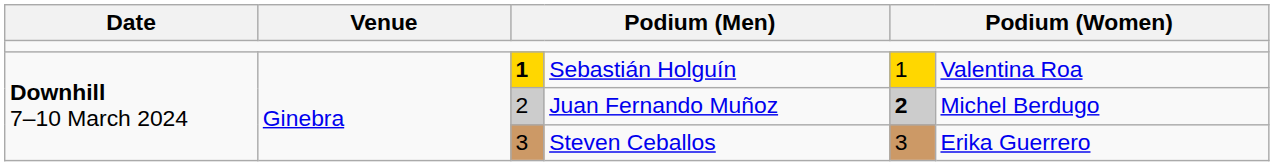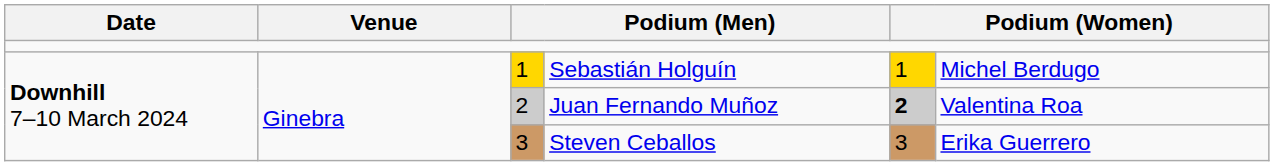(522, 69) bold -> (522, 69) normal
(1011, 69) Valentina Roa -> (1020, 69) Michel Berdugo
(1020, 105) Michel Berdugo -> (1011, 105) Valentina Roa
